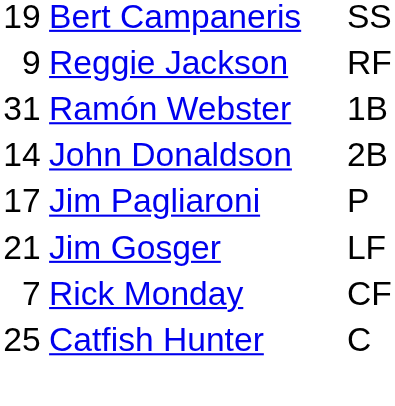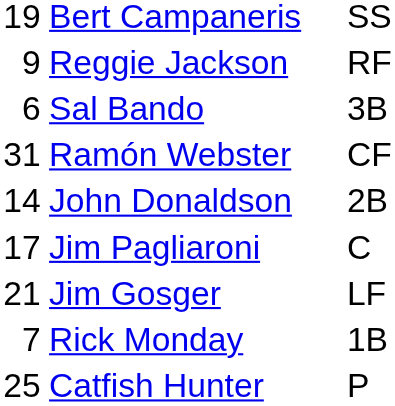+ row: (141, 109)
(367, 109) 1B -> (369, 155) CF
(358, 201) P -> (359, 247) C
(369, 293) CF -> (367, 340) 1B
(359, 340) C -> (358, 386) P
